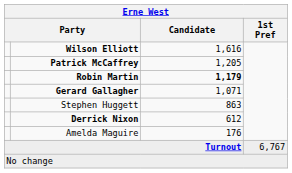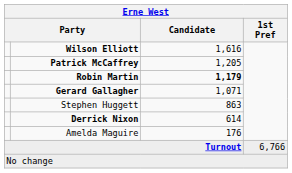(234, 119) 612 -> (234, 119) 614
(272, 147) 6,767 -> (272, 147) 6,766
